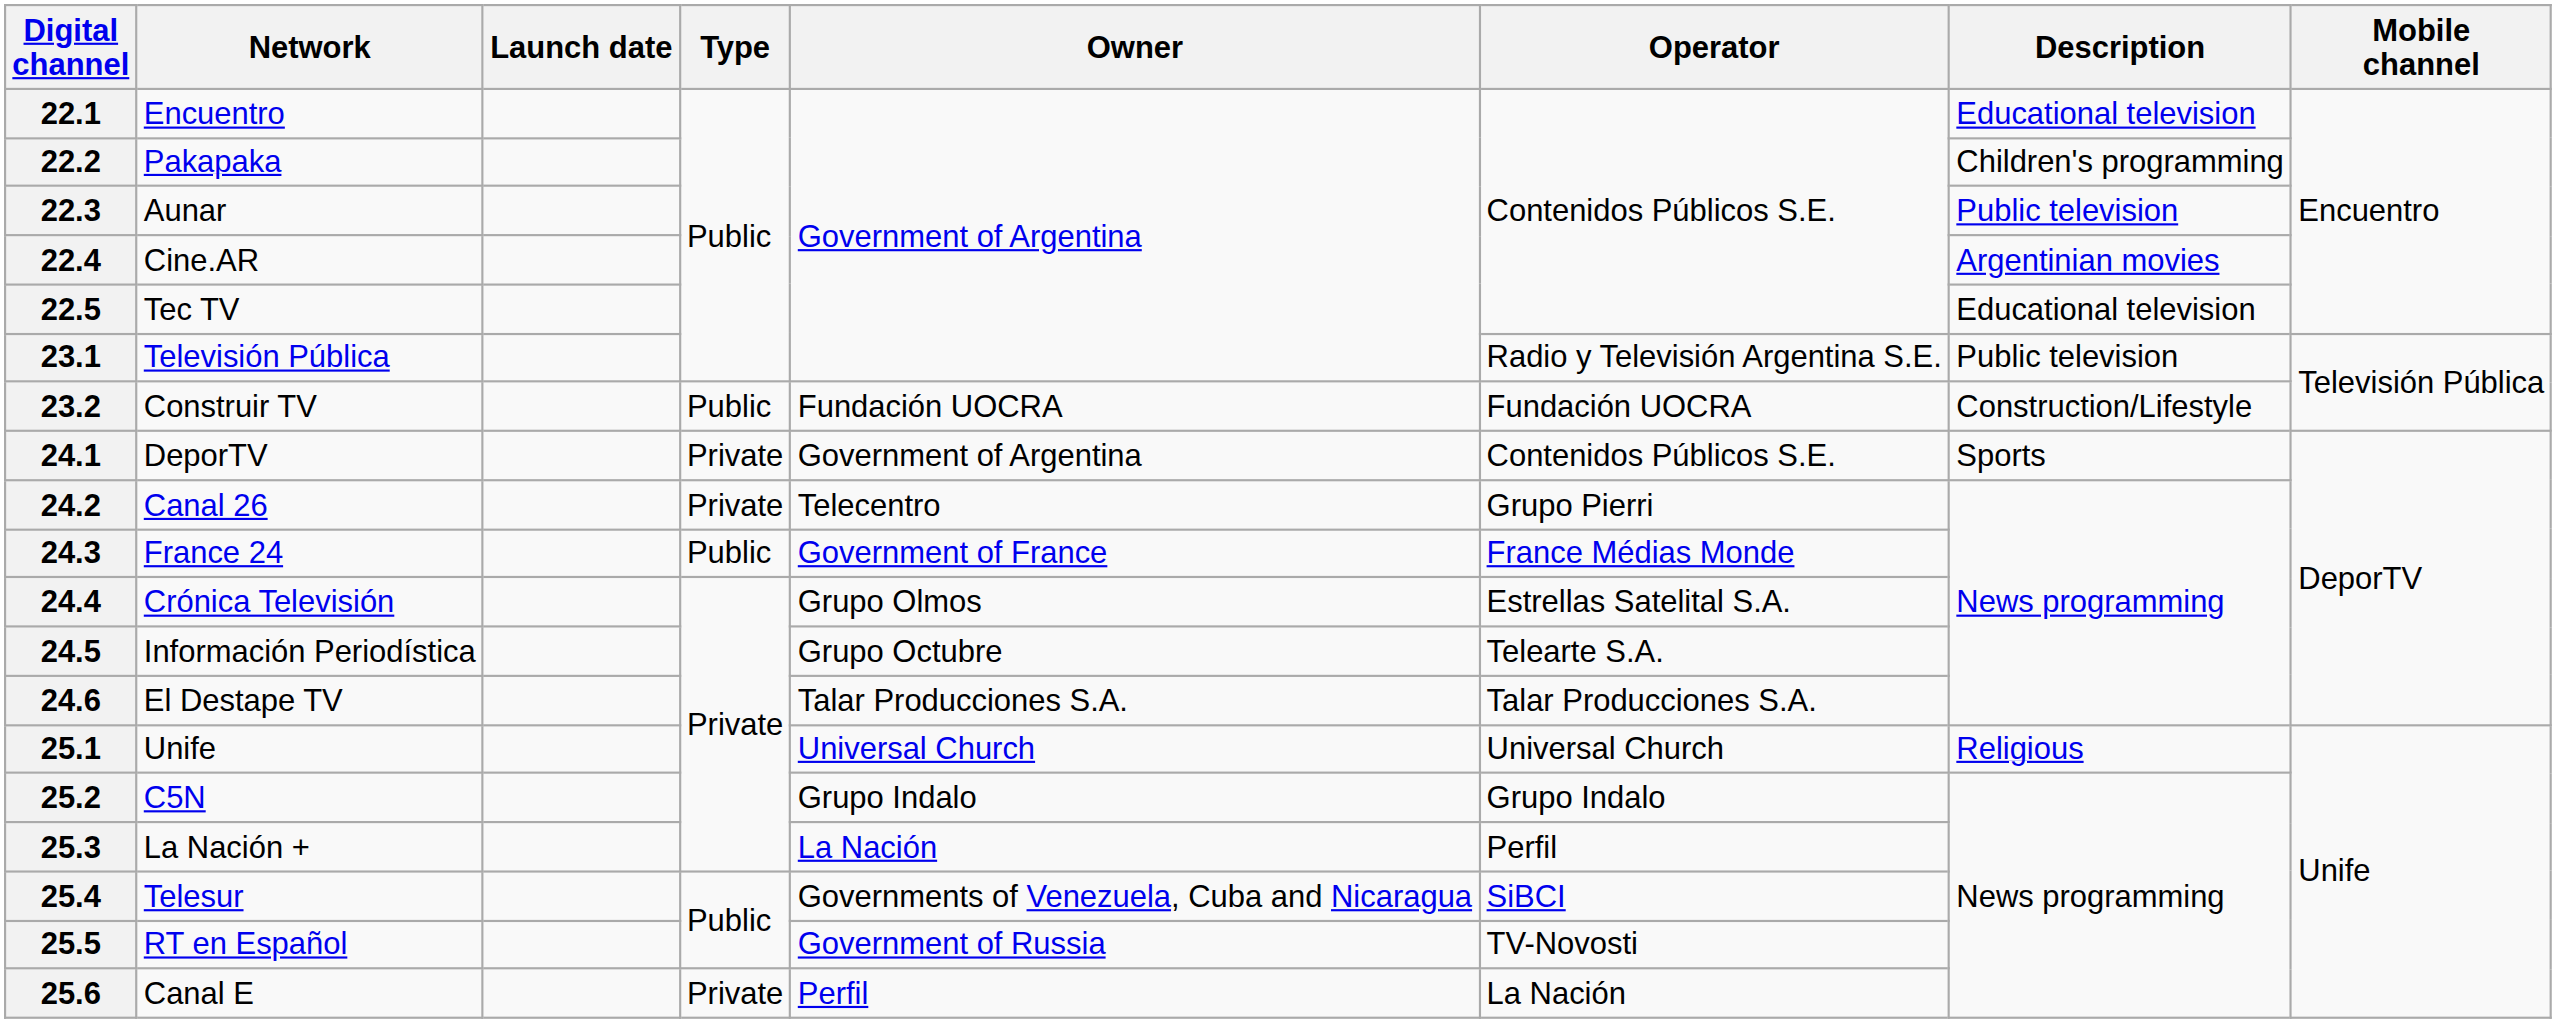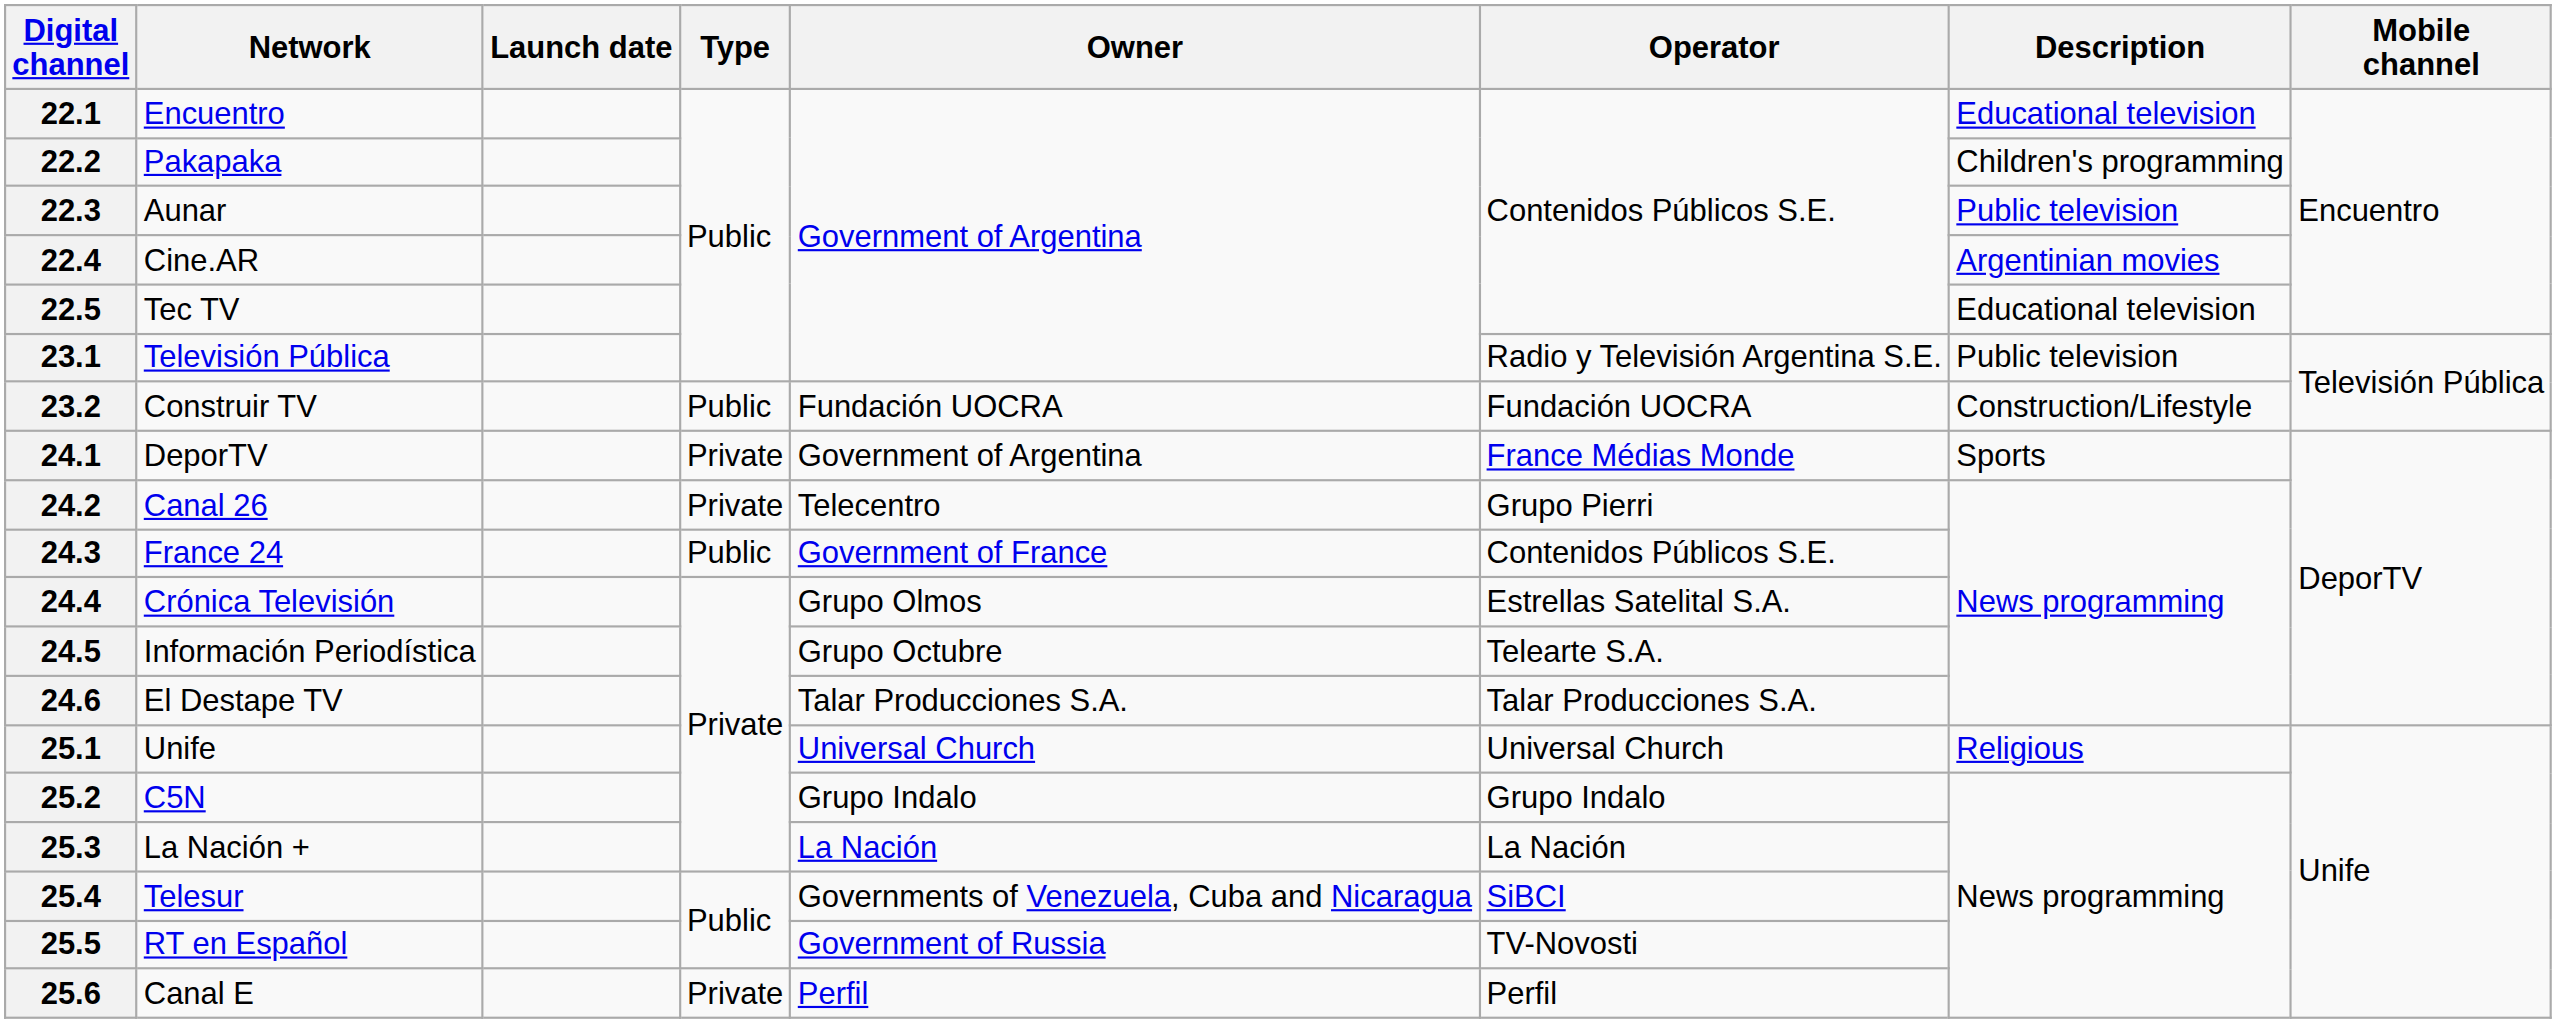(1661, 456) Contenidos Públicos S.E. -> (1641, 456) France Médias Monde
(1641, 553) France Médias Monde -> (1661, 553) Contenidos Públicos S.E.
(1522, 847) Perfil -> (1556, 847) La Nación
(1556, 994) La Nación -> (1522, 994) Perfil
